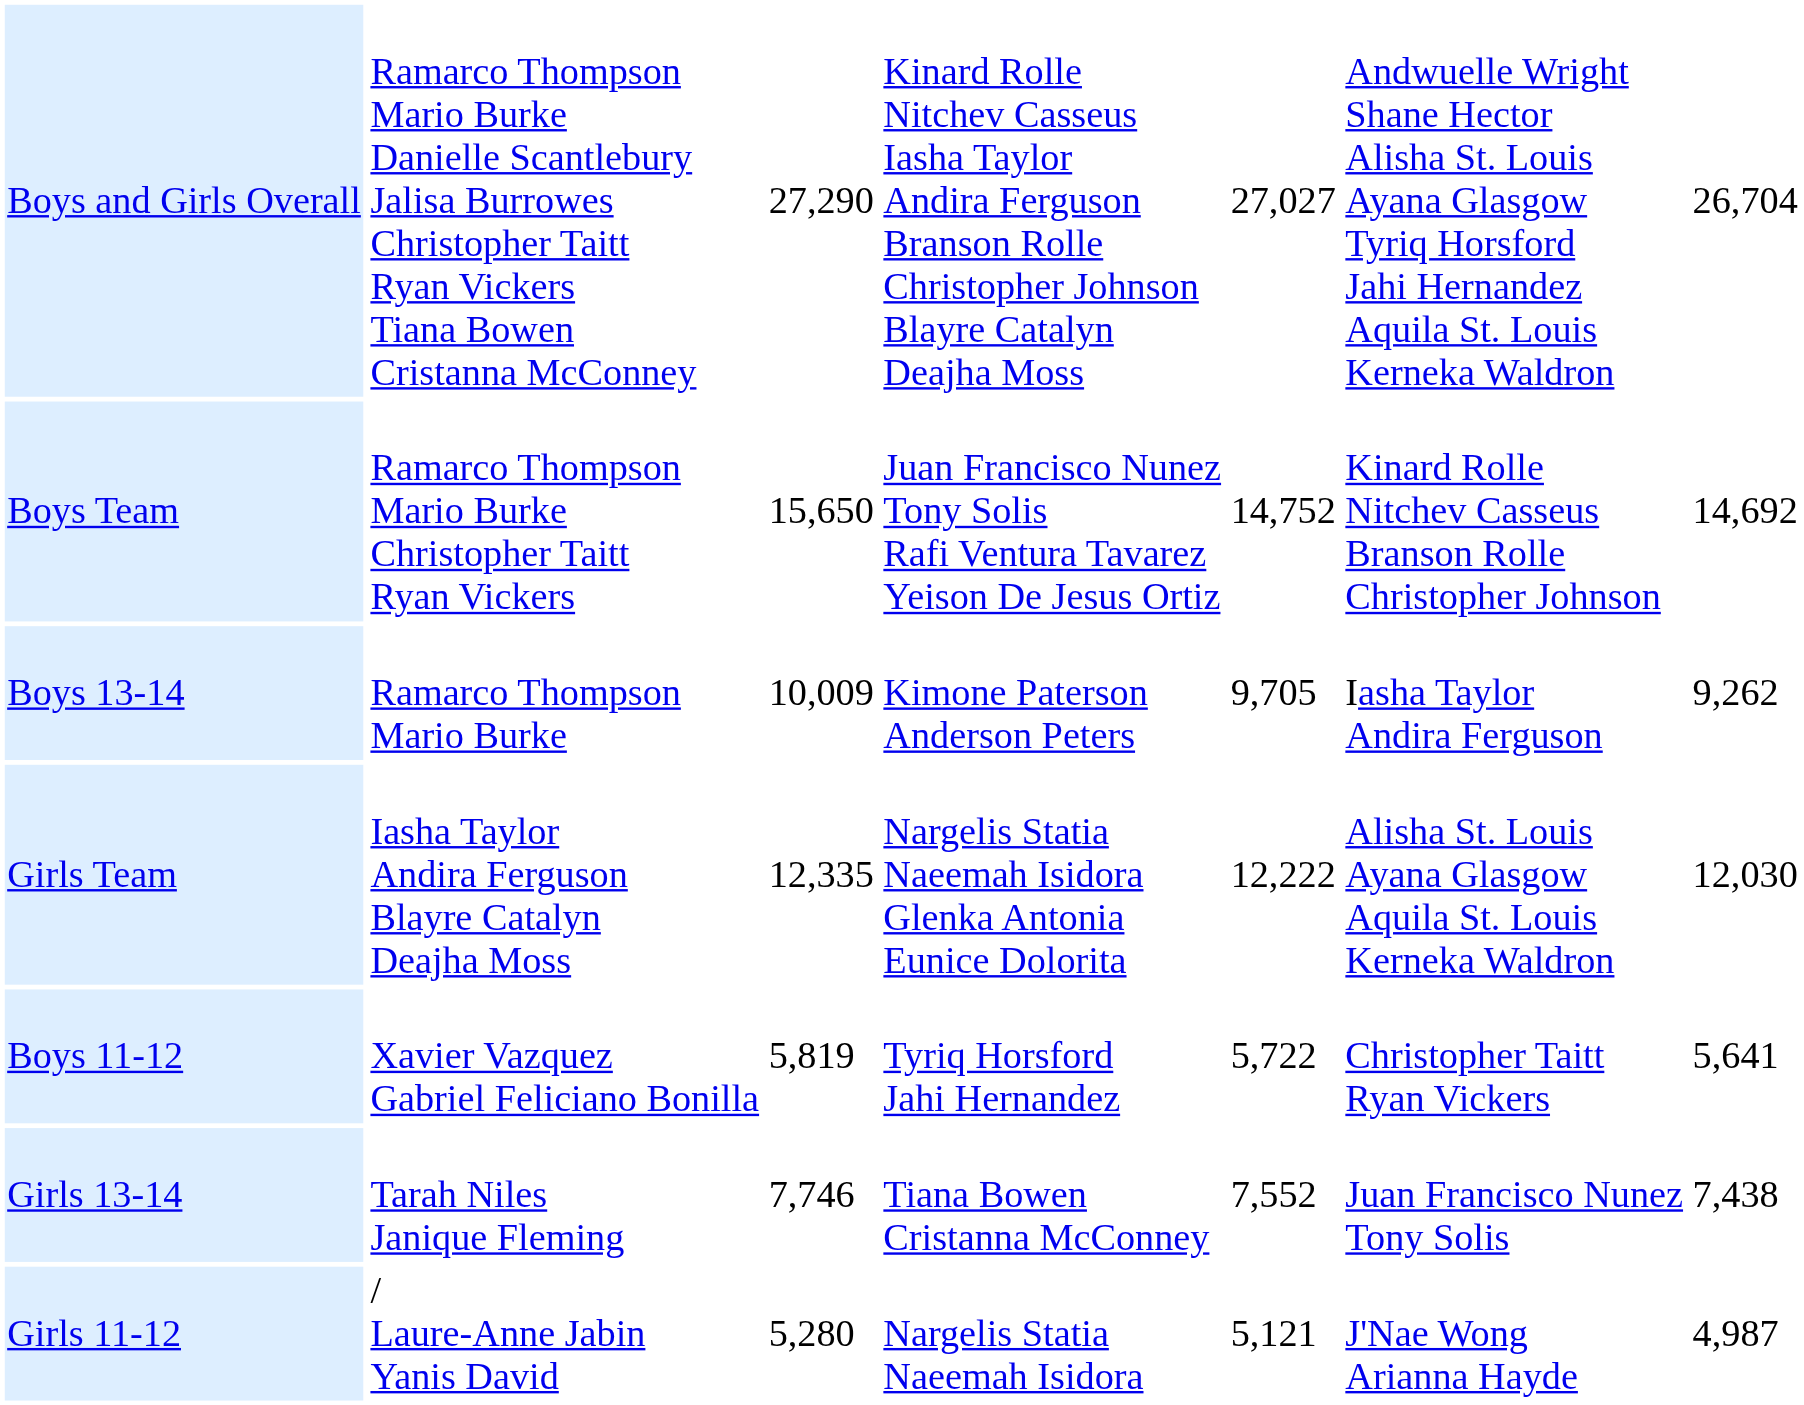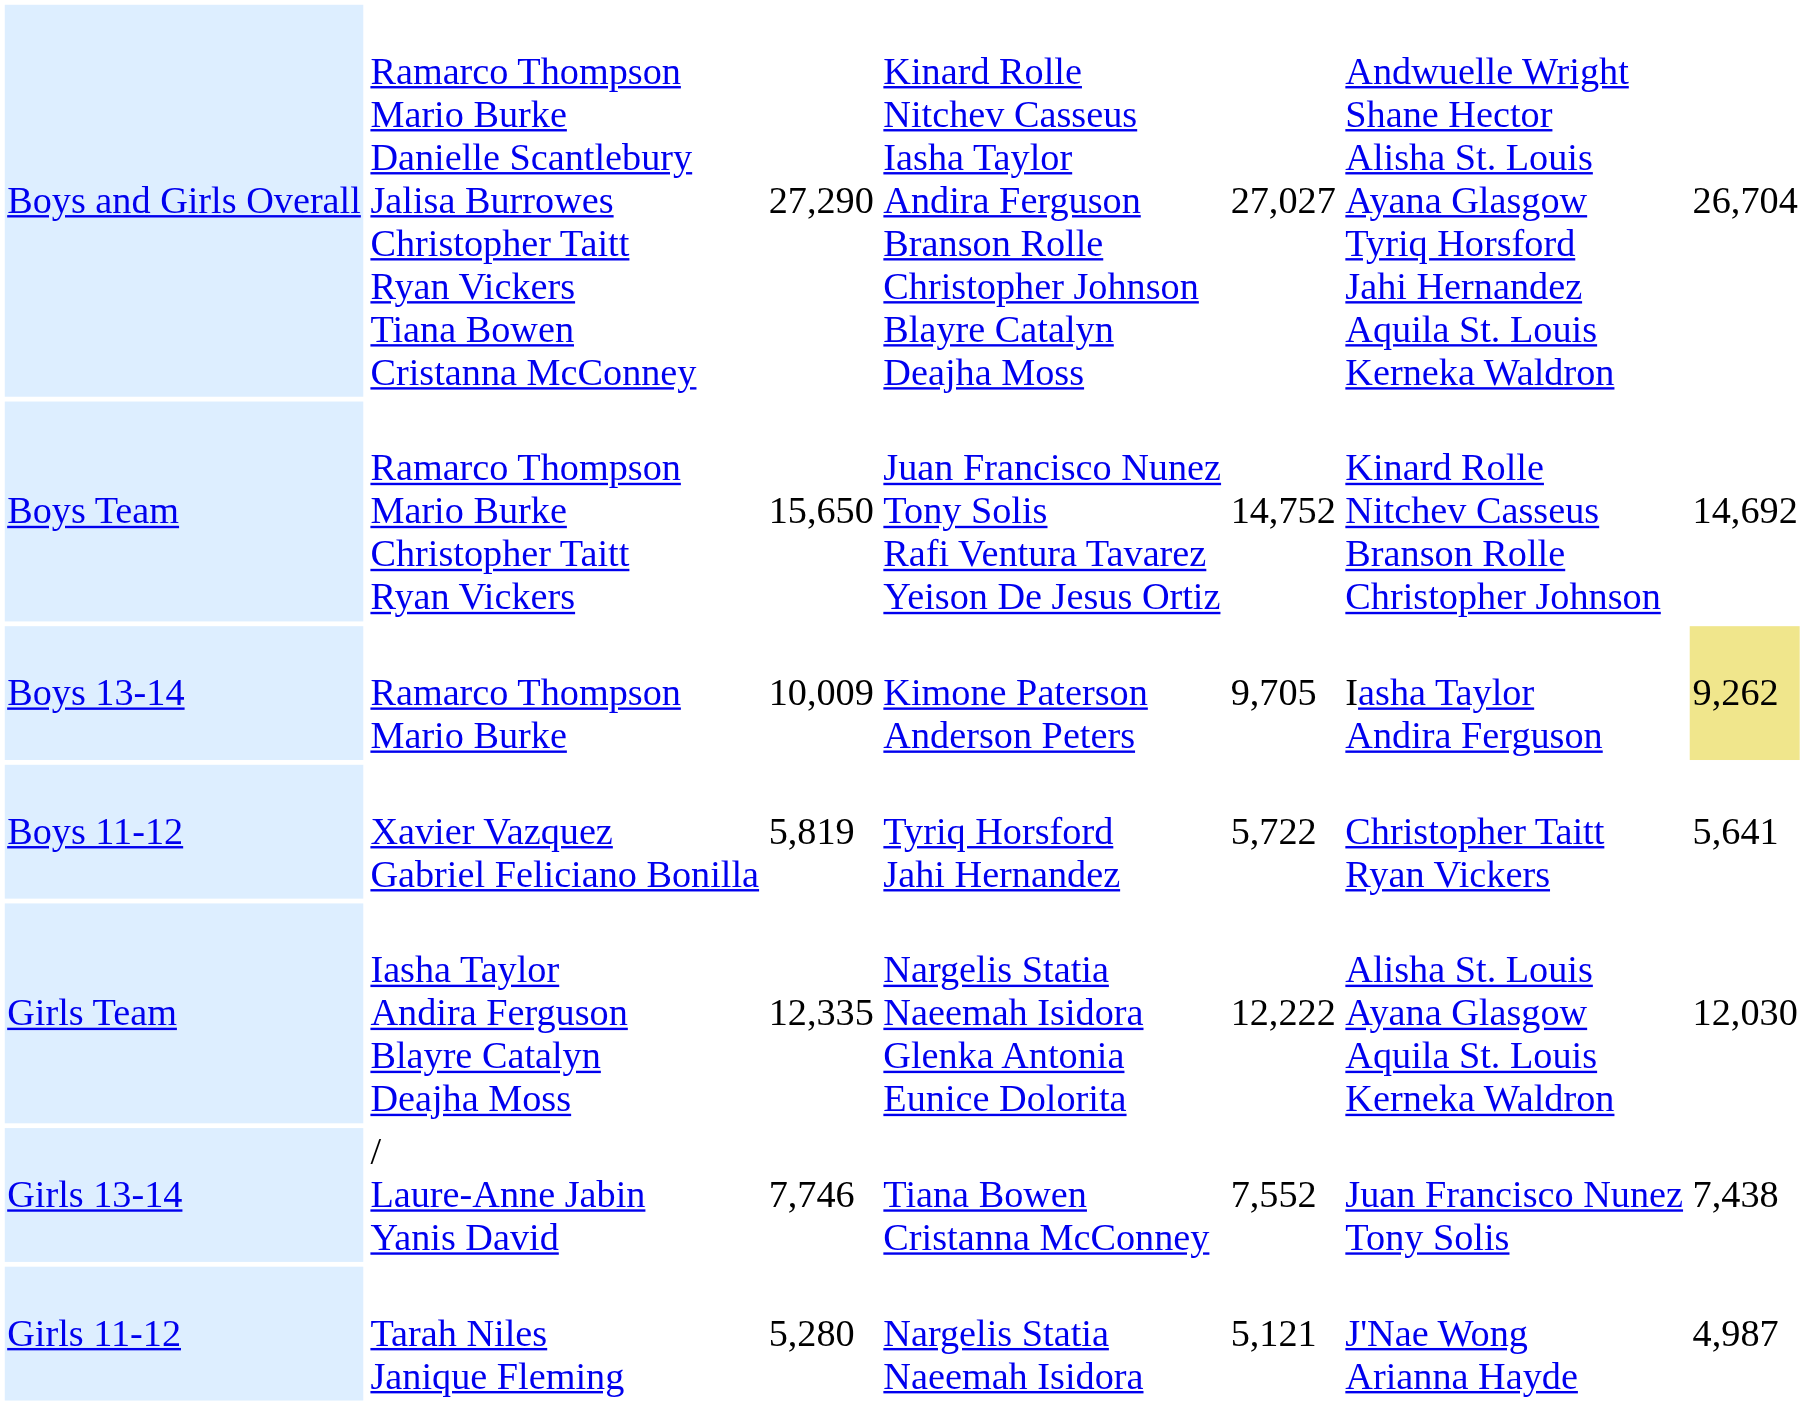(1736, 692) no background -> (1736, 692) khaki background
rows swapped: (95, 1055) <-> (92, 874)
(497, 1215) Tarah Niles Janique Fleming -> (508, 1194) / Laure-Anne Jabin Yanis David
(508, 1332) / Laure-Anne Jabin Yanis David -> (497, 1354) Tarah Niles Janique Fleming
